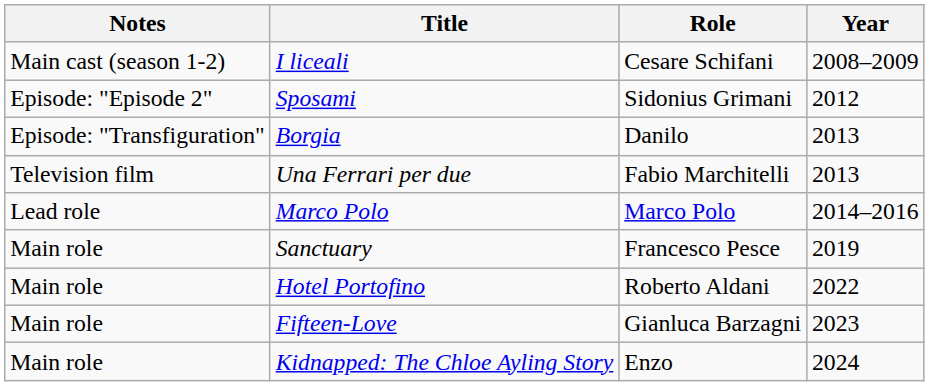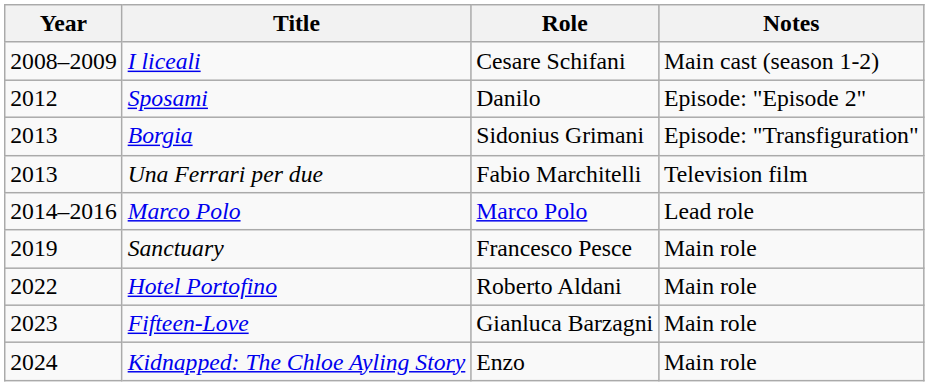columns swapped: (865, 23) <-> (137, 23)
(708, 98) Sidonius Grimani -> (508, 98) Danilo
(656, 135) Danilo -> (560, 135) Sidonius Grimani
